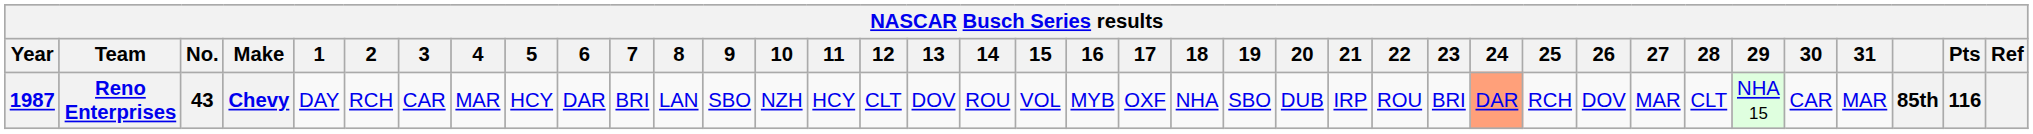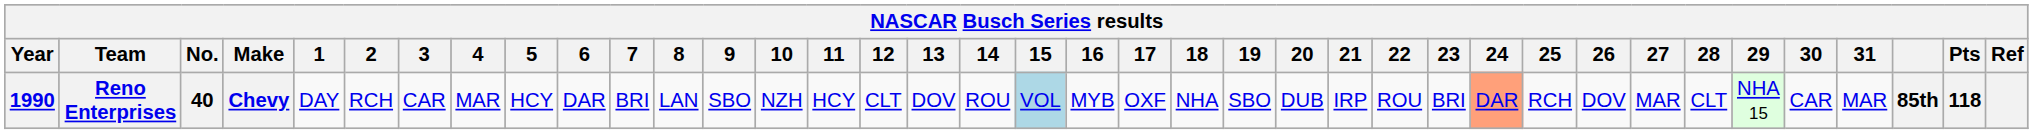(32, 100) 1987 -> (32, 100) 1990
(202, 100) 43 -> (202, 100) 40
(1040, 100) no background -> (1040, 100) lightblue background
(1965, 100) 116 -> (1965, 100) 118
